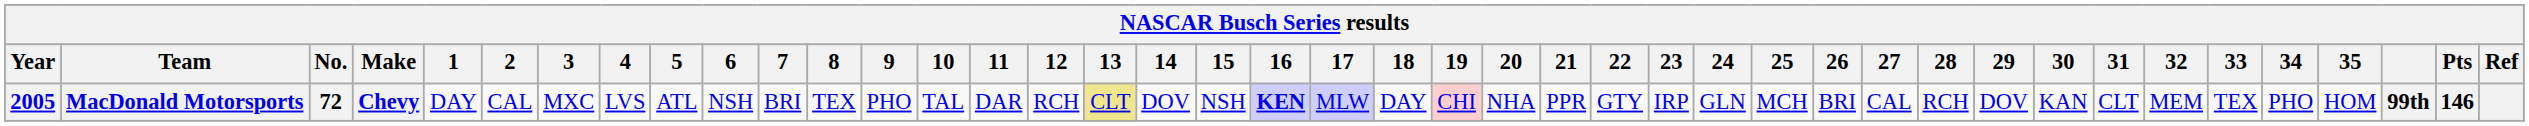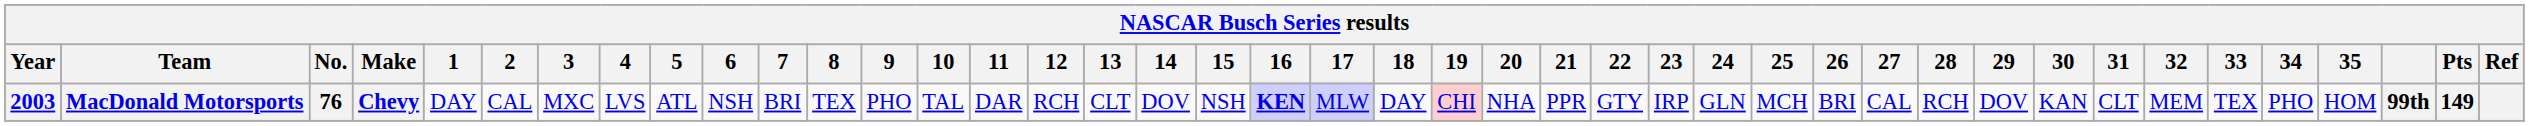(33, 101) 2005 -> (33, 101) 2003
(331, 101) 72 -> (331, 101) 76
(1110, 101) khaki background -> (1110, 101) no background
(2457, 101) 146 -> (2457, 101) 149
